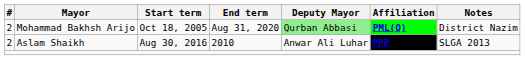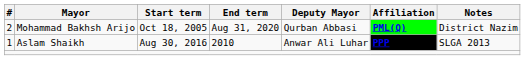(320, 27) lightgreen background -> (320, 27) no background
(9, 42) 2 -> (9, 42) 1
